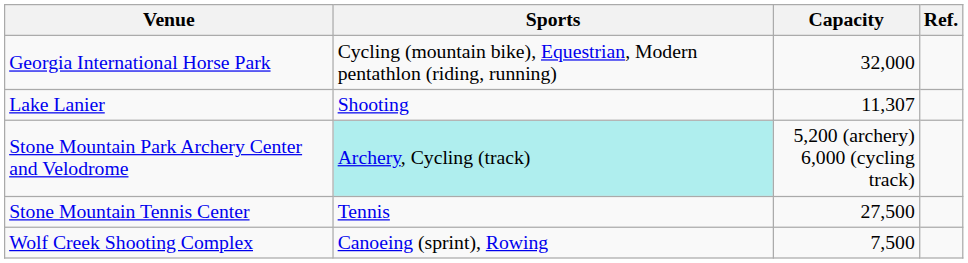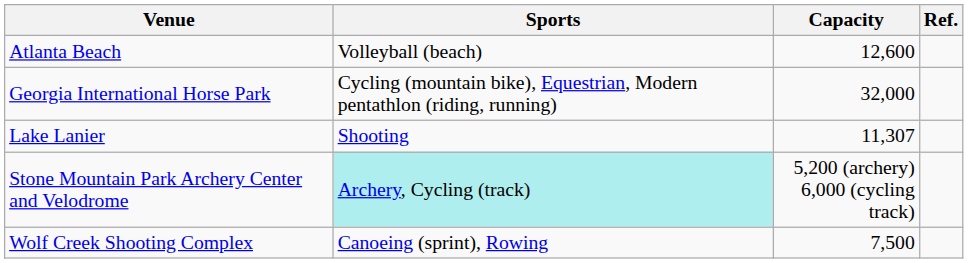+ row: (65, 51)
- row: (129, 211)
